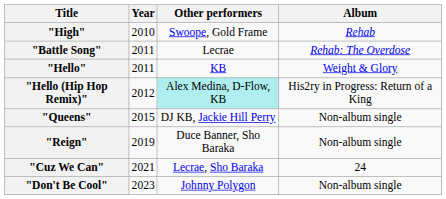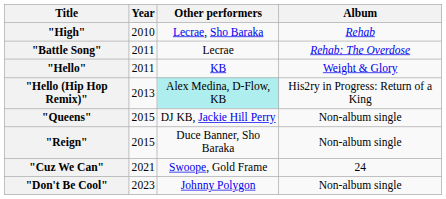(218, 31) Swoope, Gold Frame -> (218, 31) Lecrae, Sho Baraka
(143, 93) 2012 -> (143, 93) 2013
(143, 142) 2019 -> (143, 142) 2015
(218, 167) Lecrae, Sho Baraka -> (218, 167) Swoope, Gold Frame
